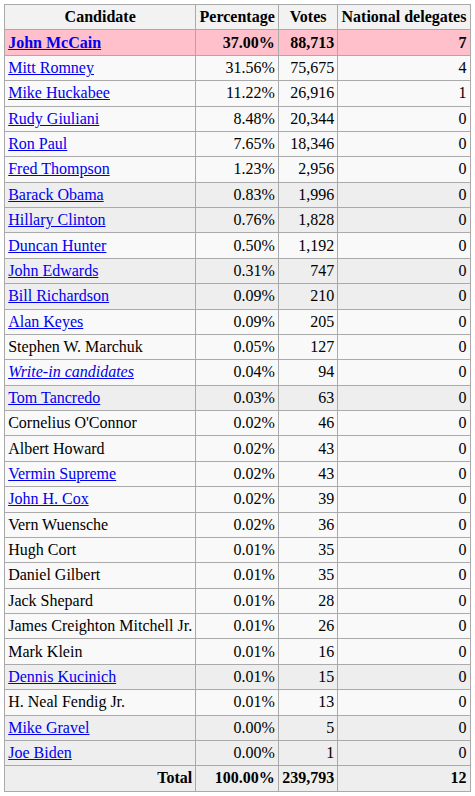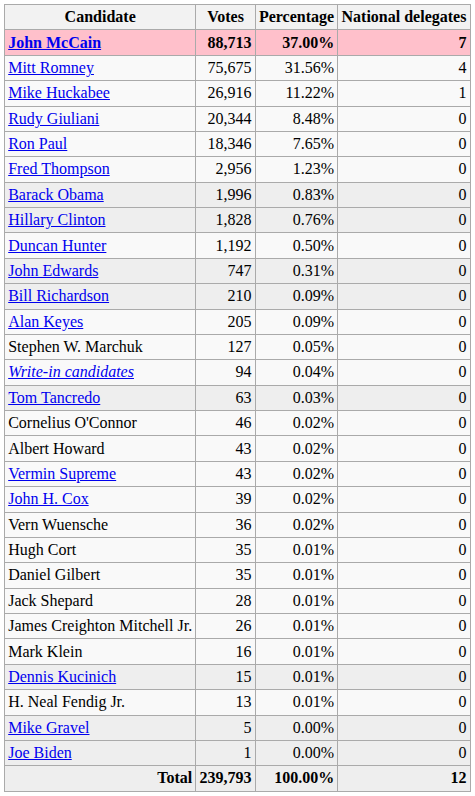columns swapped: (308, 17) <-> (237, 17)
